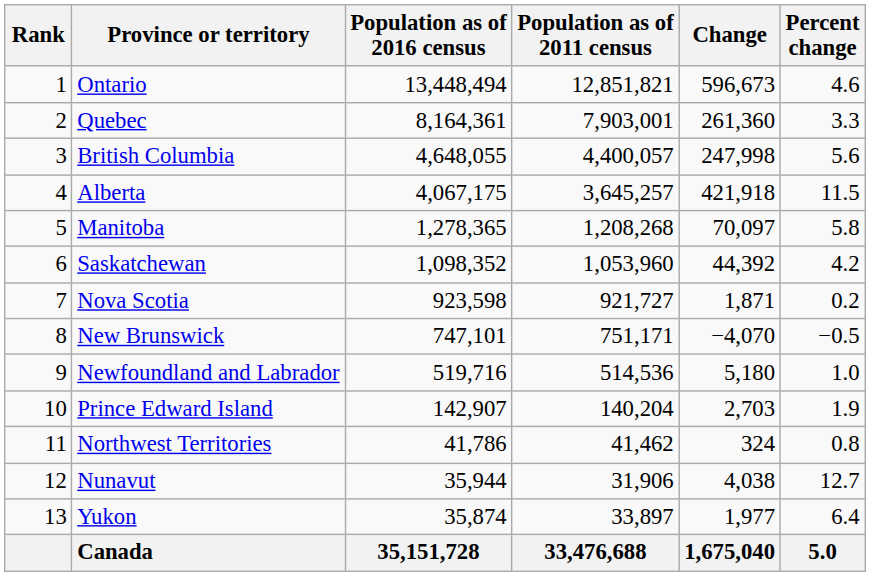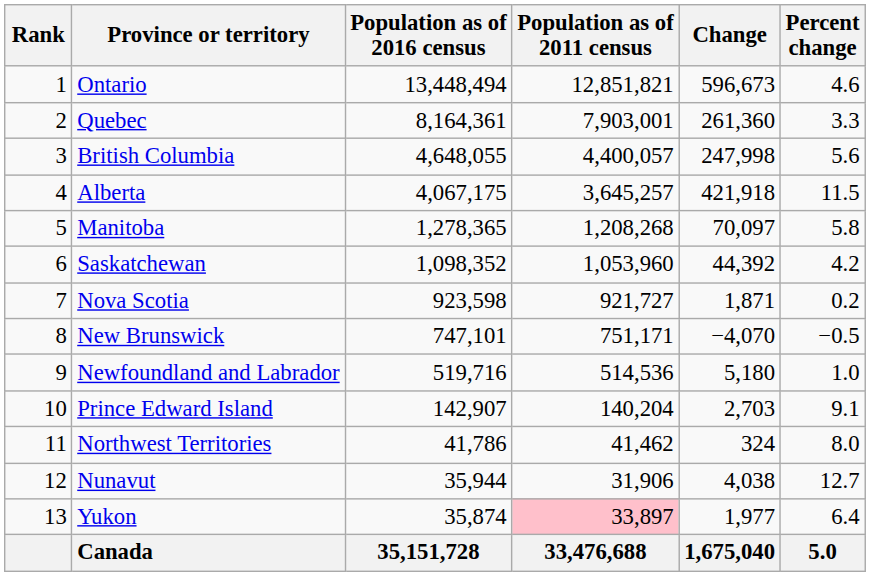(845, 408) 1.9 -> (845, 408) 9.1
(845, 444) 0.8 -> (845, 444) 8.0
(642, 516) no background -> (642, 516) pink background
